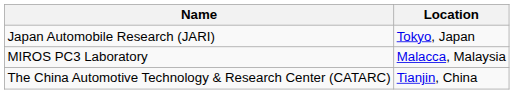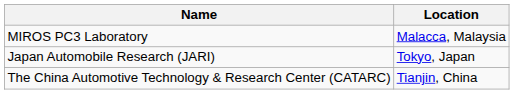rows swapped: (78, 57) <-> (111, 36)
